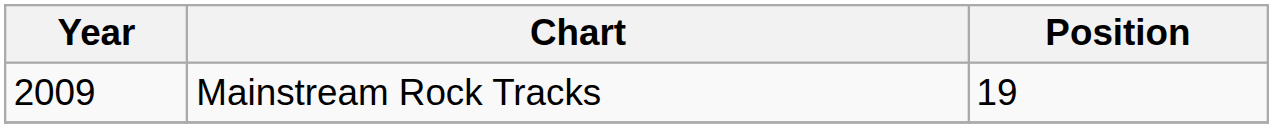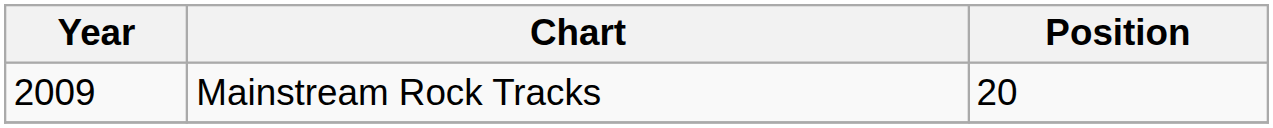(997, 92) 19 -> (997, 92) 20
